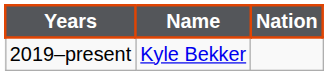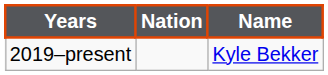columns swapped: (193, 21) <-> (287, 21)
